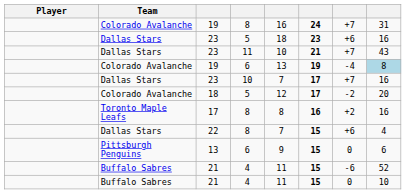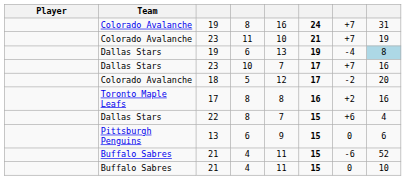- row: (213, 39)
(131, 53) Dallas Stars -> (146, 39) Colorado Avalanche
(384, 53) 43 -> (384, 39) 19
(146, 66) Colorado Avalanche -> (131, 53) Dallas Stars
